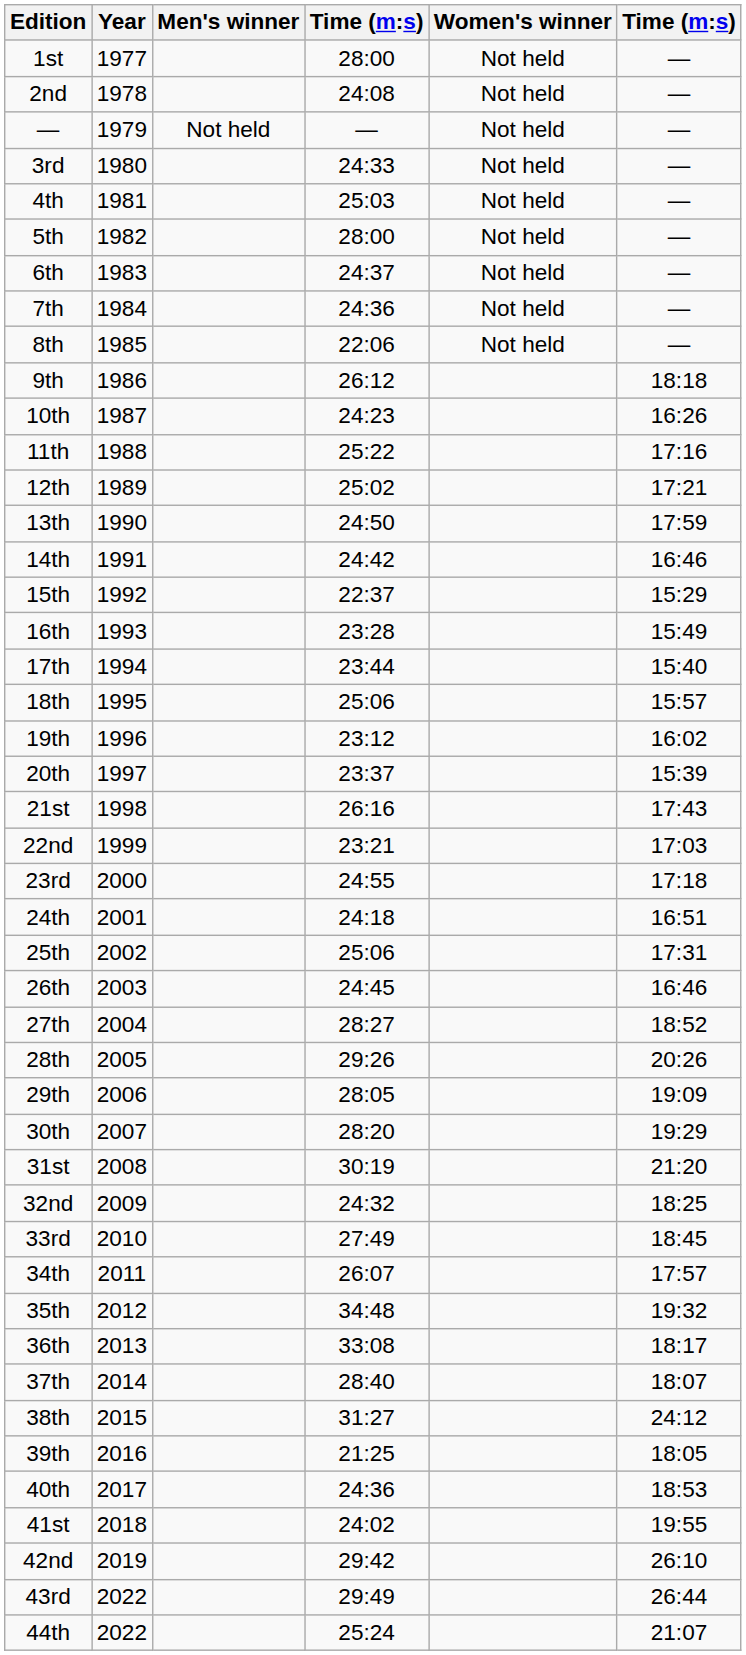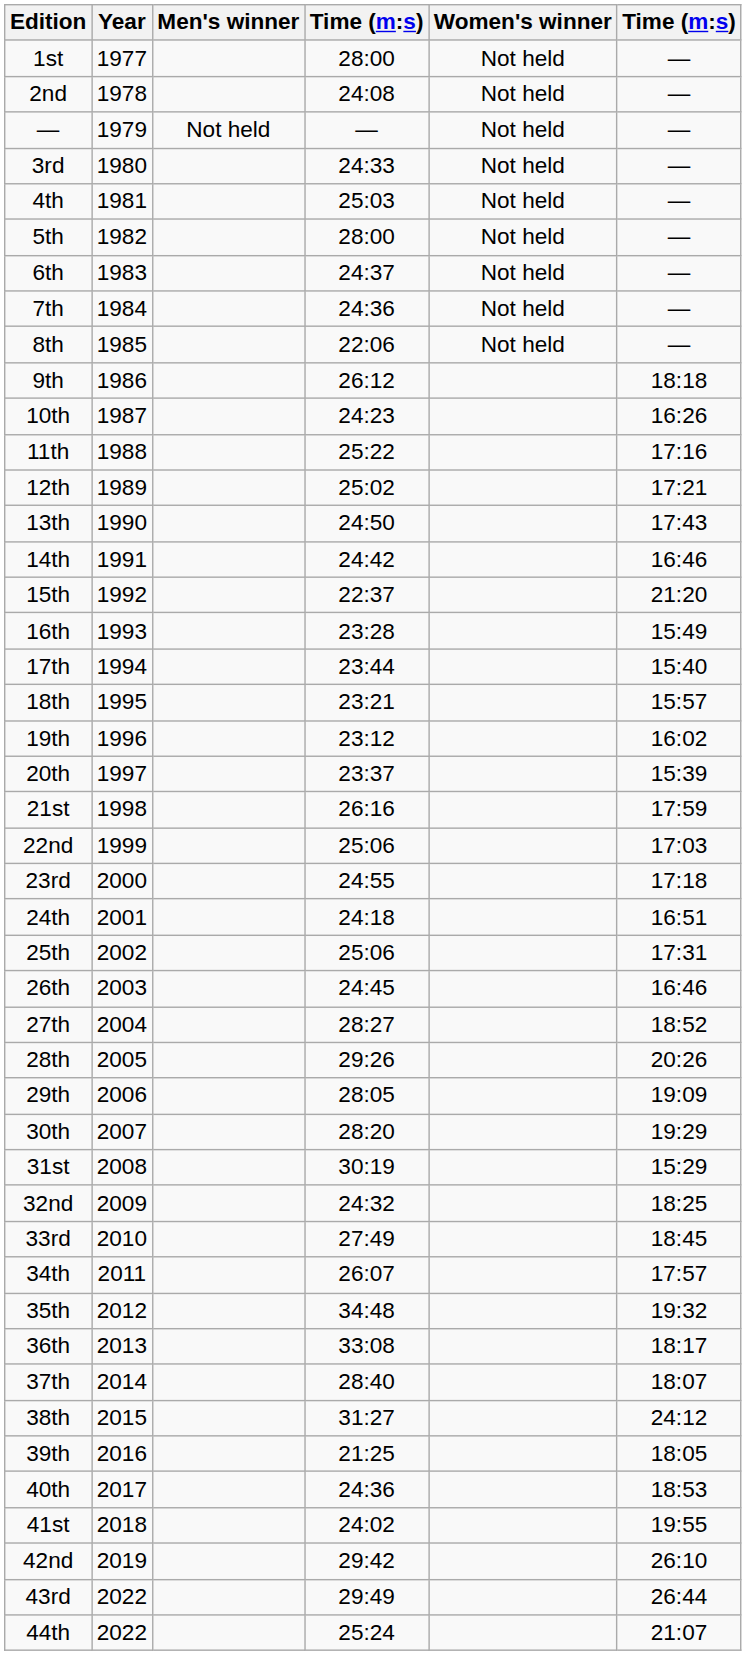(679, 523) 17:59 -> (679, 523) 17:43
(679, 594) 15:29 -> (679, 594) 21:20
(367, 702) 25:06 -> (367, 702) 23:21
(679, 809) 17:43 -> (679, 809) 17:59
(367, 845) 23:21 -> (367, 845) 25:06
(679, 1167) 21:20 -> (679, 1167) 15:29
